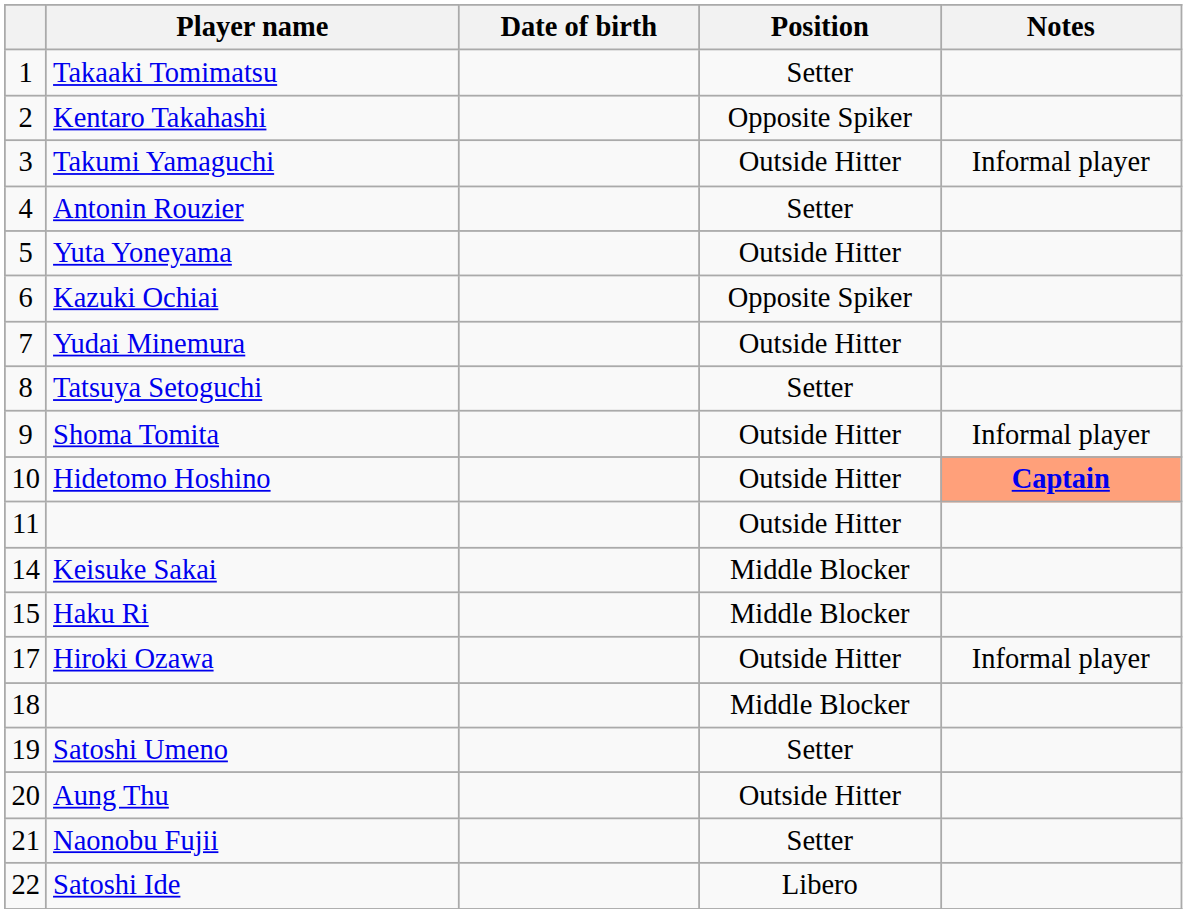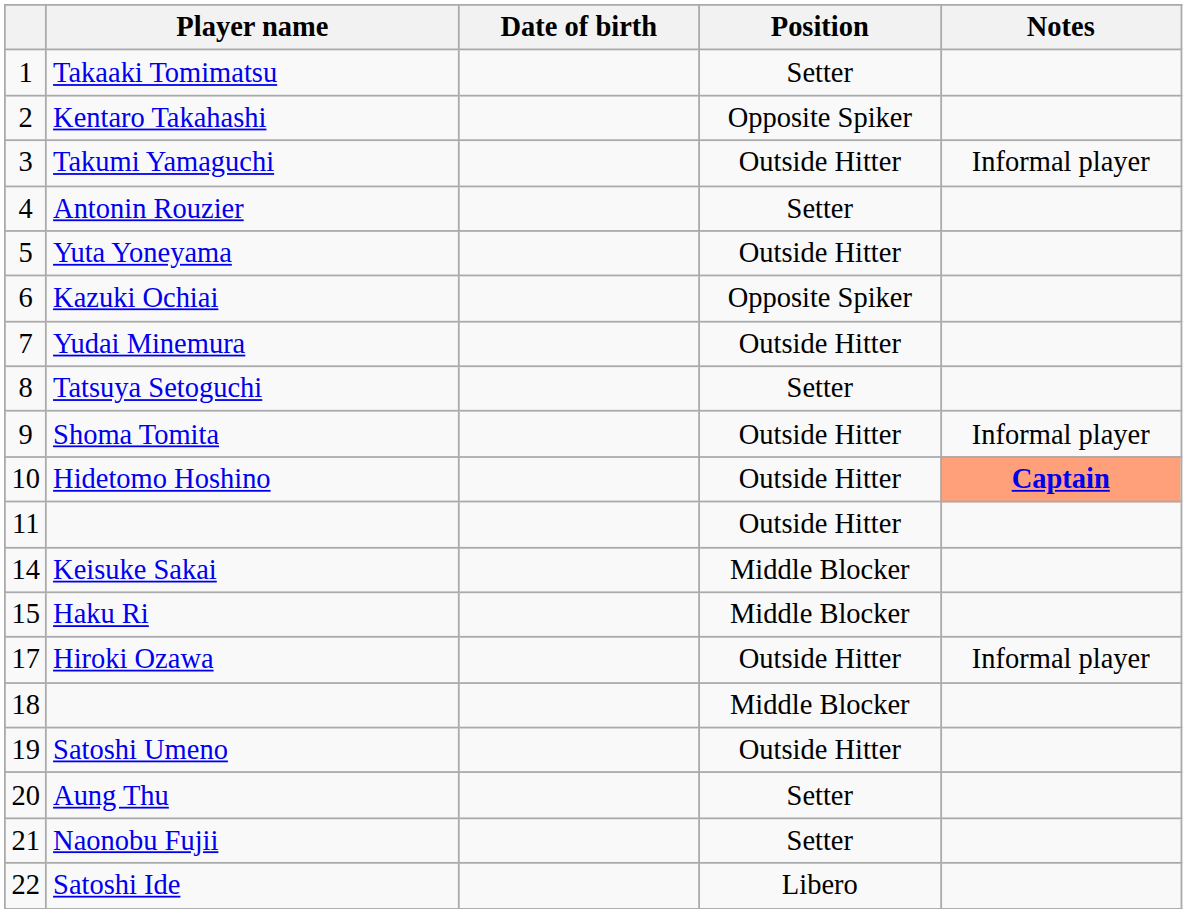(820, 749) Setter -> (820, 749) Outside Hitter
(820, 794) Outside Hitter -> (820, 794) Setter
